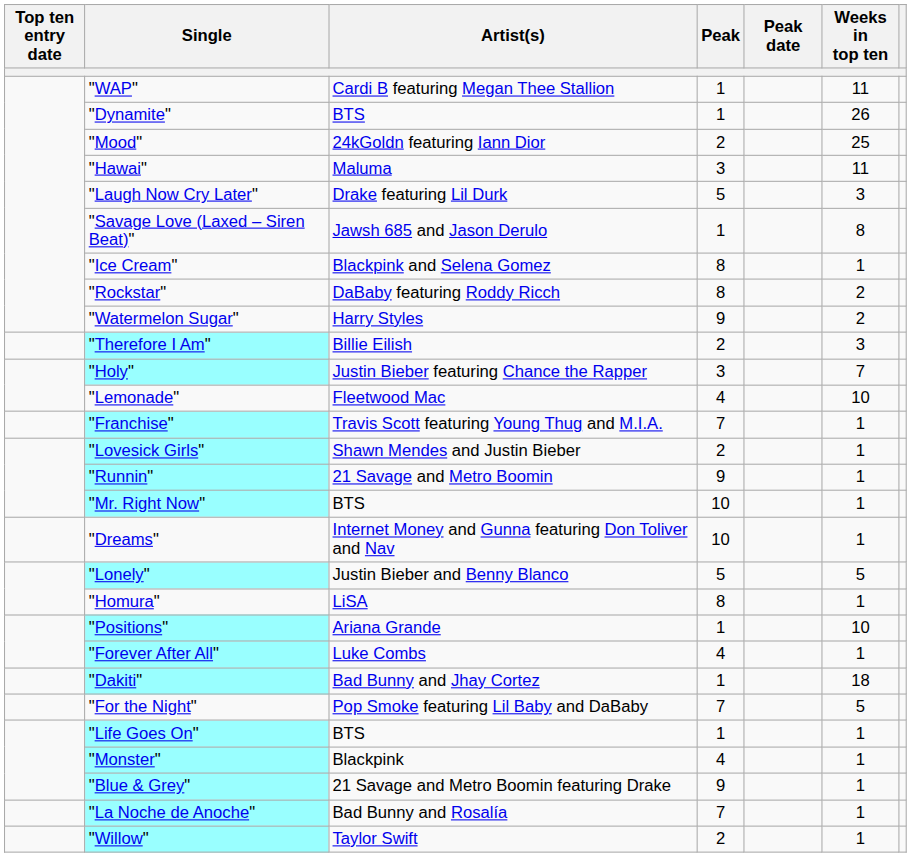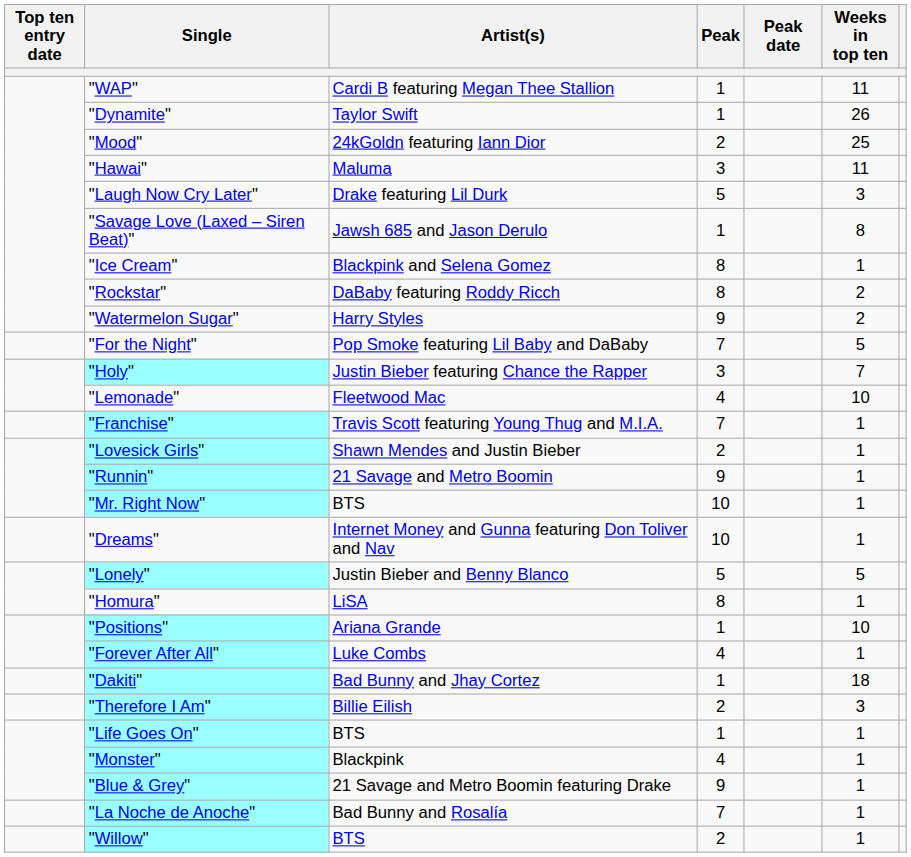(349, 115) BTS -> (375, 115) Taylor Swift
rows swapped: (143, 707) <-> (150, 345)
(375, 839) Taylor Swift -> (349, 839) BTS
